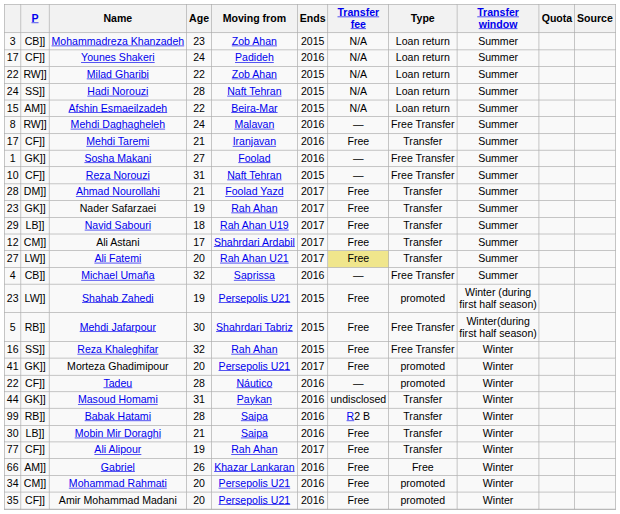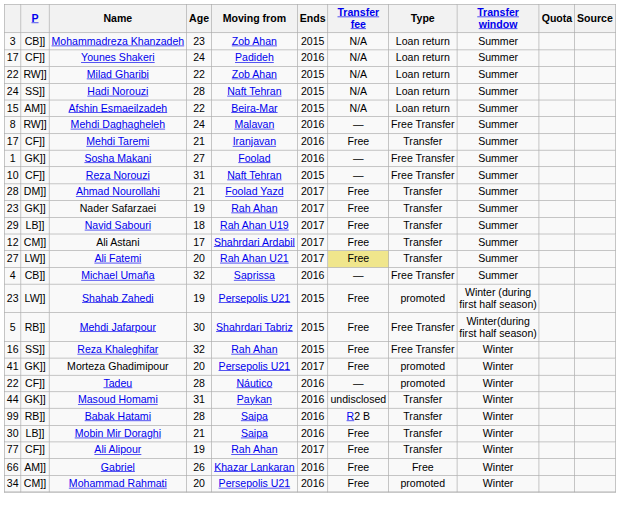- row: (118, 500)
